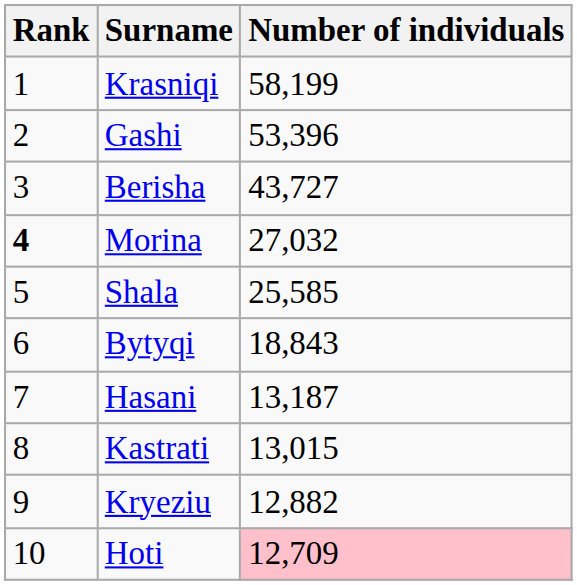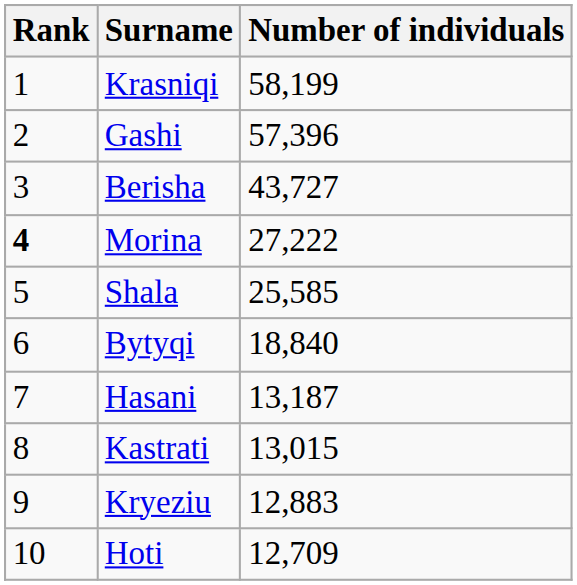(293, 135) 53,396 -> (293, 135) 57,396
(293, 239) 27,032 -> (293, 239) 27,222
(293, 344) 18,843 -> (293, 344) 18,840
(293, 501) 12,882 -> (293, 501) 12,883
(293, 553) pink background -> (293, 553) no background
